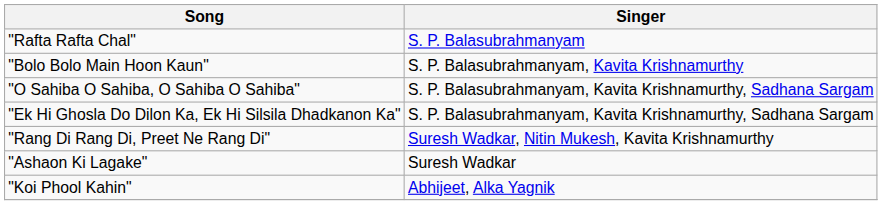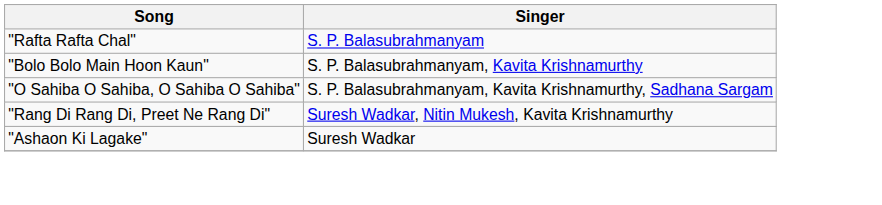- row: (204, 114)
- row: (70, 187)
